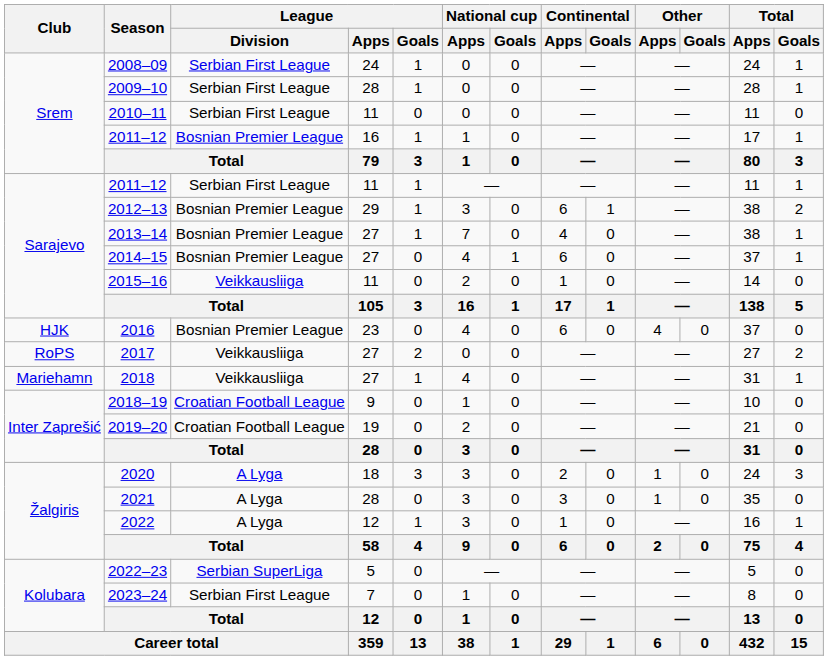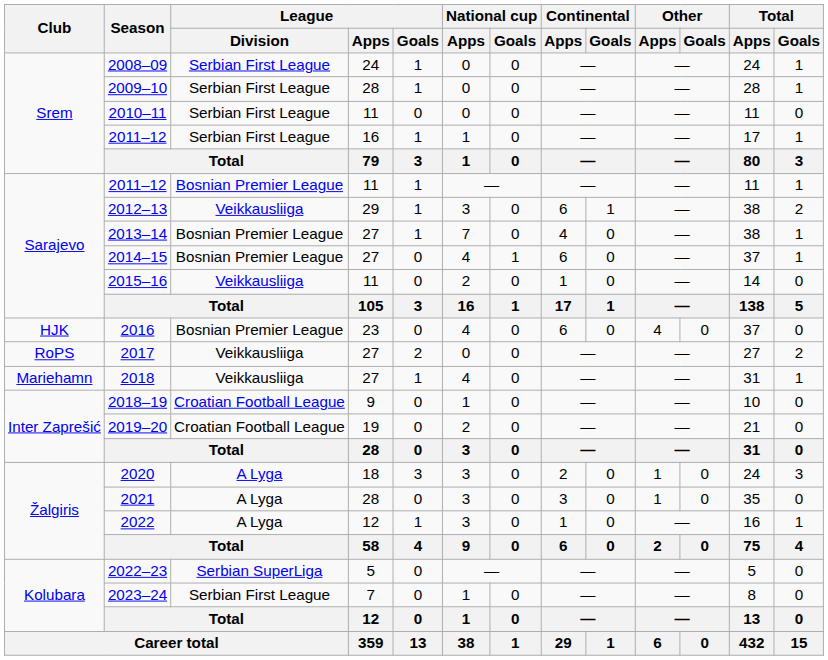(259, 137) Bosnian Premier League -> (259, 137) Serbian First League
(259, 185) Serbian First League -> (259, 185) Bosnian Premier League
(259, 209) Bosnian Premier League -> (259, 209) Veikkausliiga
